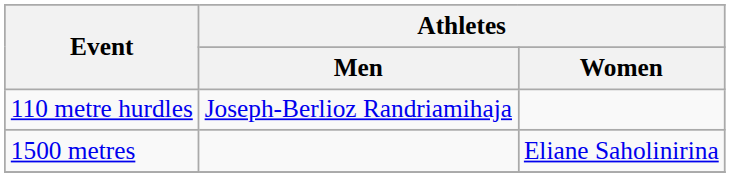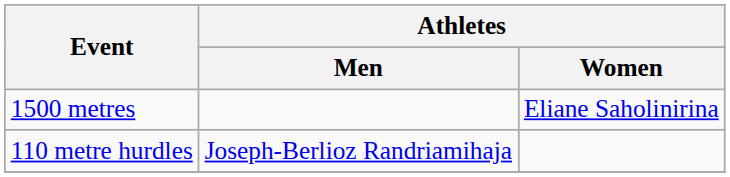rows swapped: (102, 109) <-> (73, 151)
